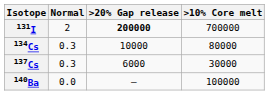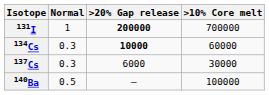(67, 28) 2 -> (67, 28) 1
(134, 46) normal -> (134, 46) bold
(223, 46) 80000 -> (223, 46) 60000
(67, 81) 0.0 -> (67, 81) 0.5
